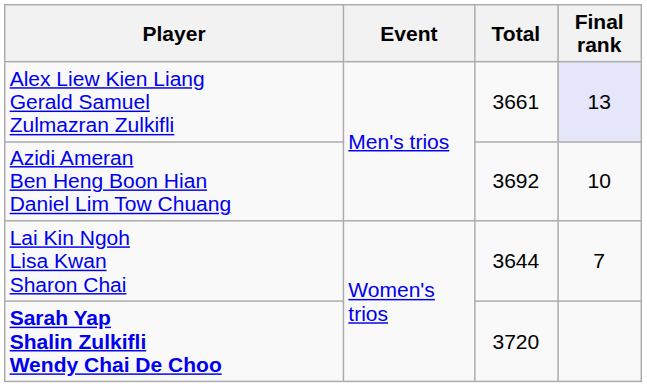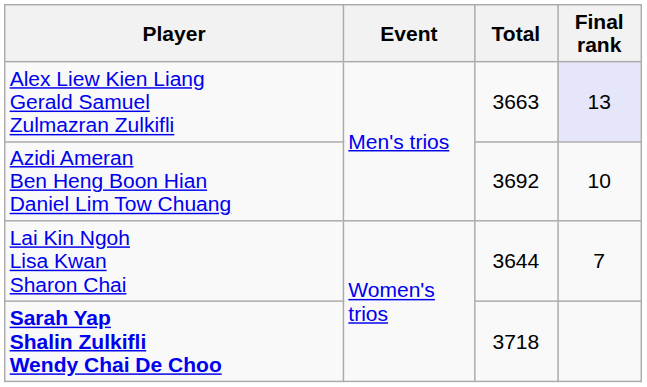(516, 102) 3661 -> (516, 102) 3663
(516, 341) 3720 -> (516, 341) 3718
